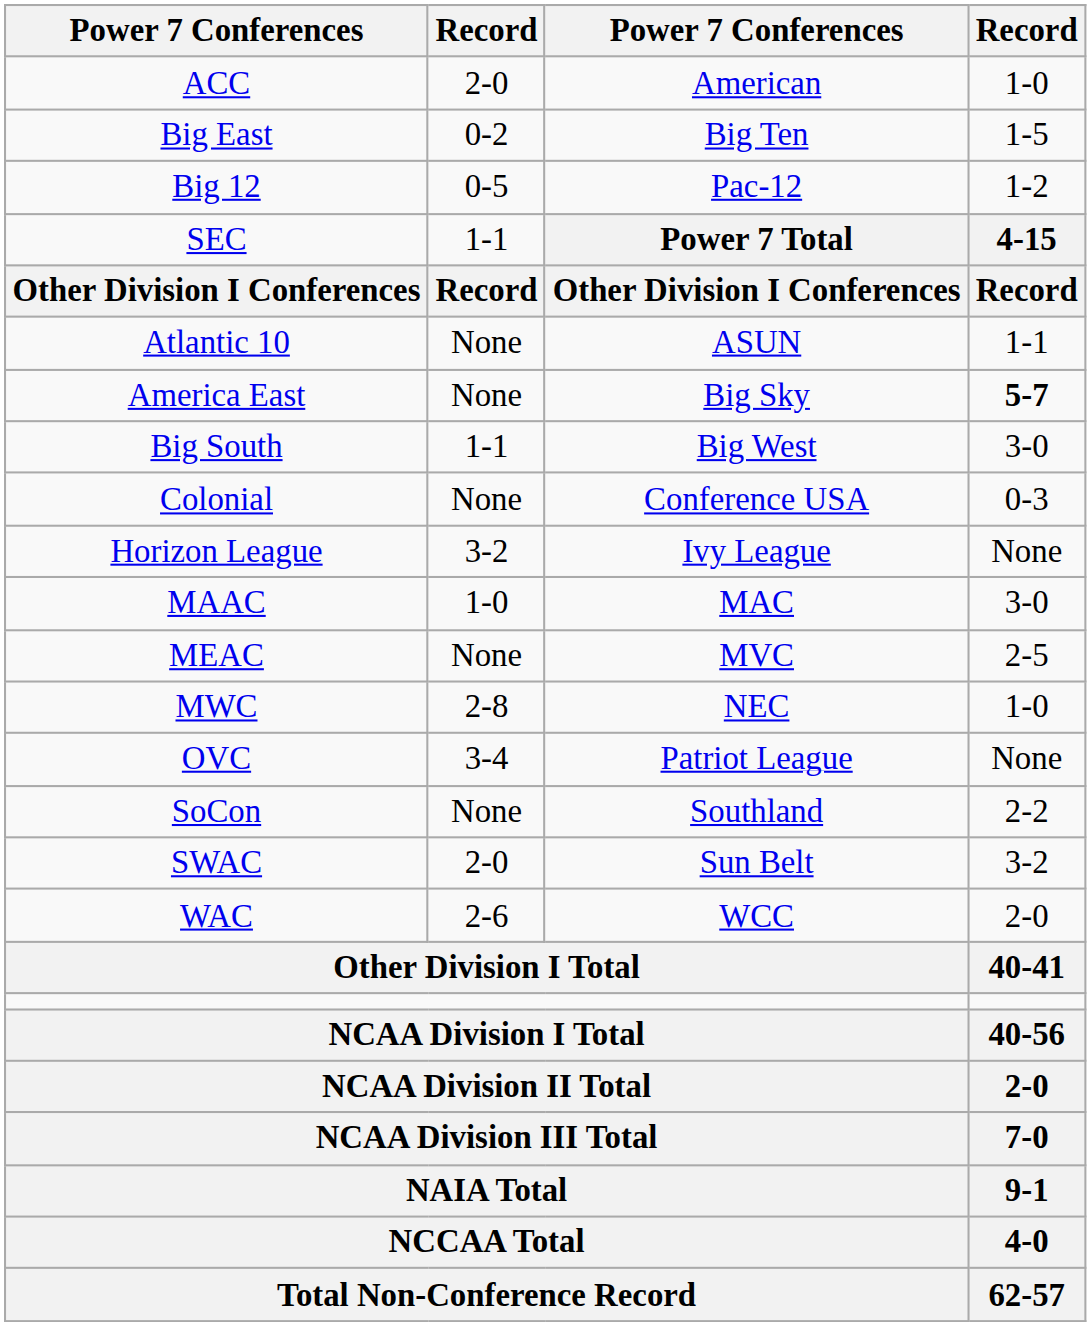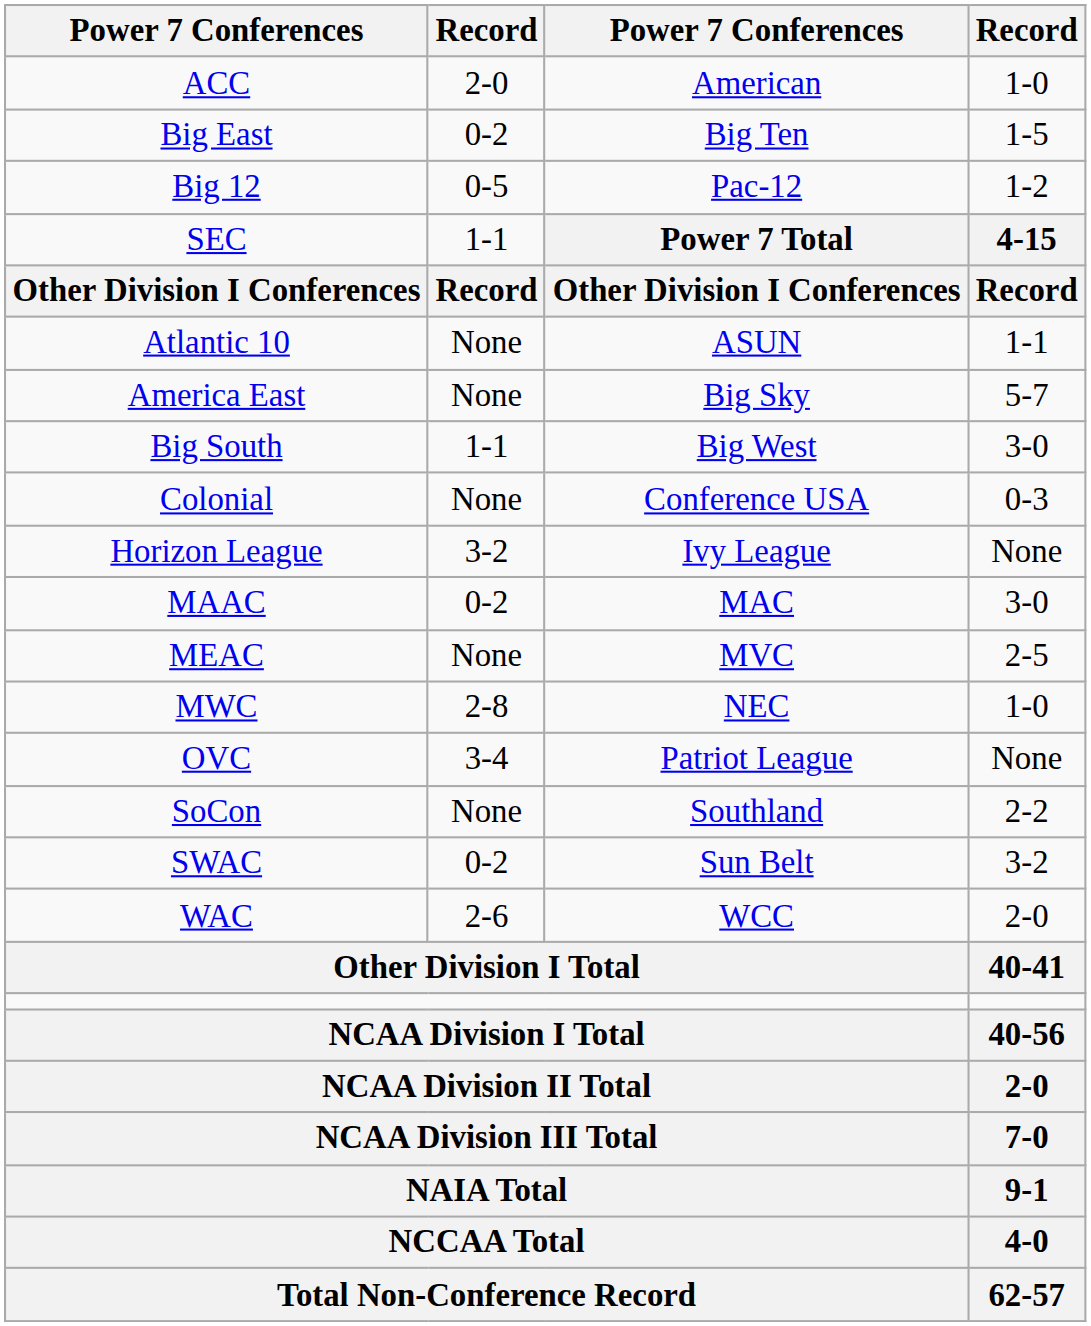(1027, 394) bold -> (1027, 394) normal
(487, 602) 1-0 -> (487, 602) 0-2
(487, 862) 2-0 -> (487, 862) 0-2
